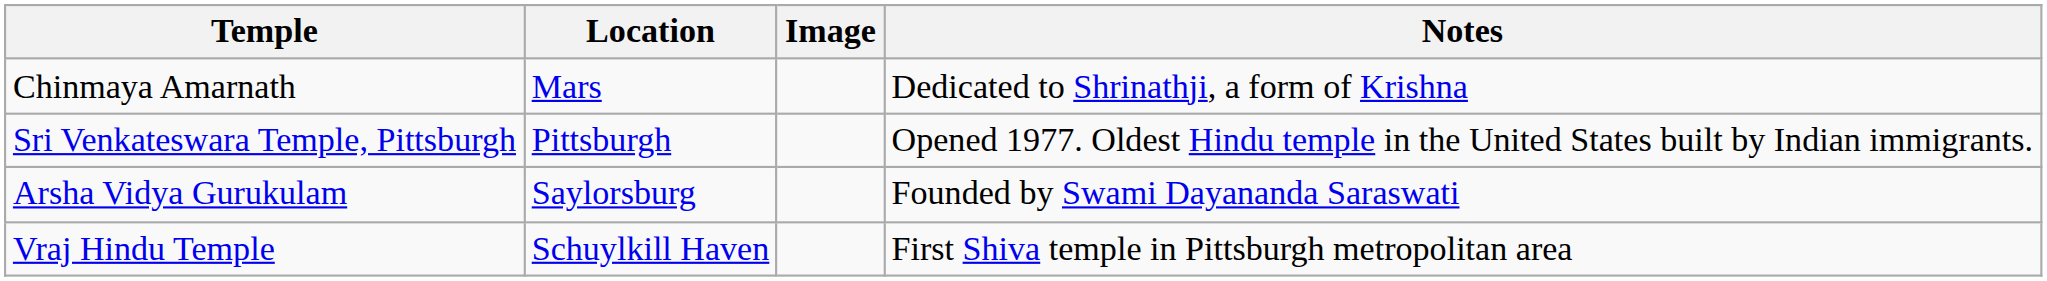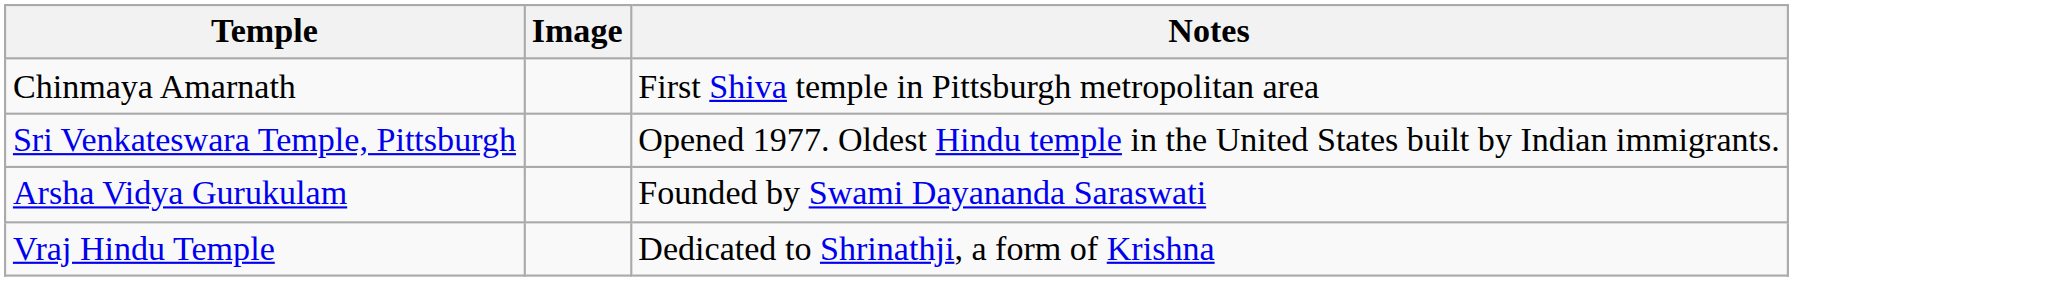- column: (651, 31)
(1180, 85) Dedicated to Shrinathji, a form of Krishna -> (979, 85) First Shiva temple in Pittsburgh metropolitan area
(1232, 247) First Shiva temple in Pittsburgh metropolitan area -> (926, 247) Dedicated to Shrinathji, a form of Krishna
